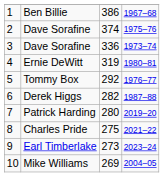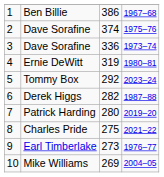(140, 80) 1976–77 -> (140, 80) 2023–24
(140, 147) 2023–24 -> (140, 147) 1976–77
